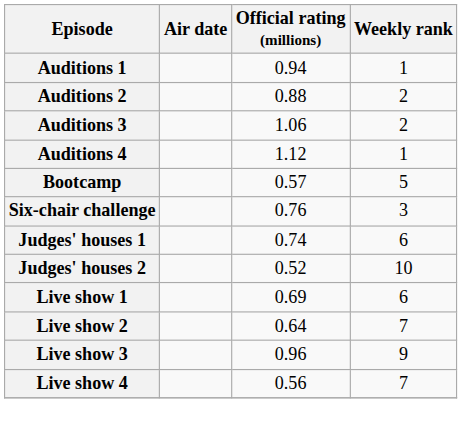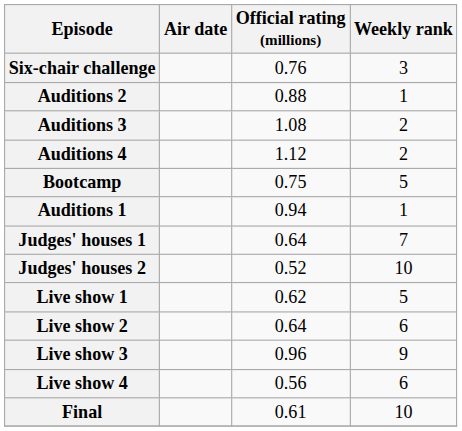rows swapped: (82, 67) <-> (82, 211)
(403, 96) 2 -> (403, 96) 1
(291, 125) 1.06 -> (291, 125) 1.08
(403, 153) 1 -> (403, 153) 2
(291, 182) 0.57 -> (291, 182) 0.75
(291, 239) 0.74 -> (291, 239) 0.64
(403, 239) 6 -> (403, 239) 7
(291, 297) 0.69 -> (291, 297) 0.62
(403, 297) 6 -> (403, 297) 5
(403, 325) 7 -> (403, 325) 6
(403, 383) 7 -> (403, 383) 6
+ row: (82, 411)
